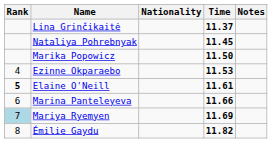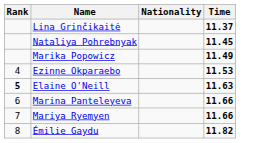- column: (251, 12)
(219, 56) 11.50 -> (219, 56) 11.49
(219, 86) 11.61 -> (219, 86) 11.63
(17, 116) lightblue background -> (17, 116) no background
(219, 116) 11.69 -> (219, 116) 11.66
